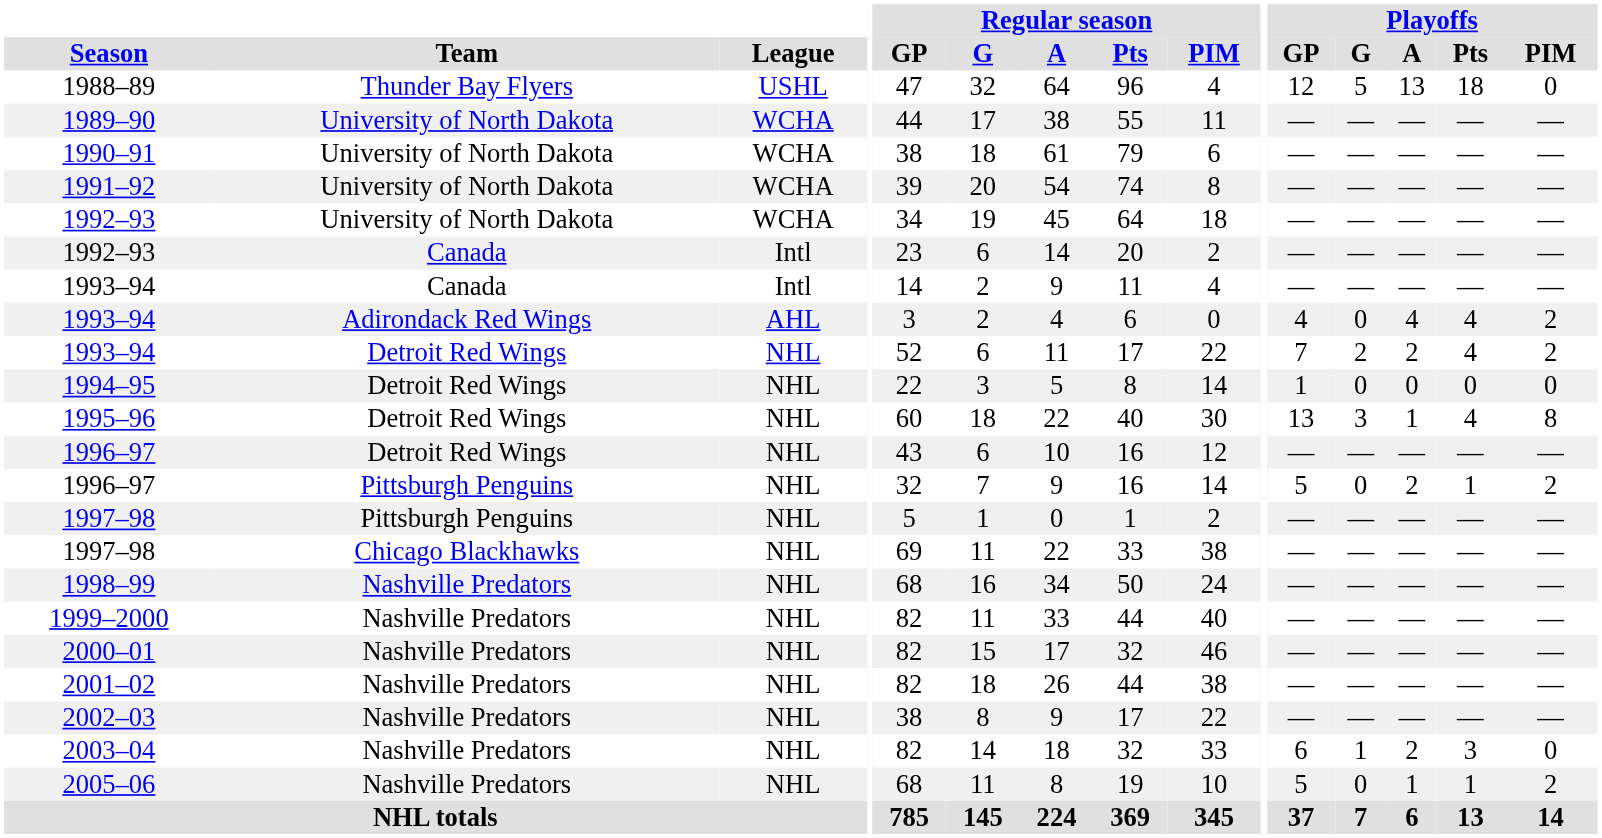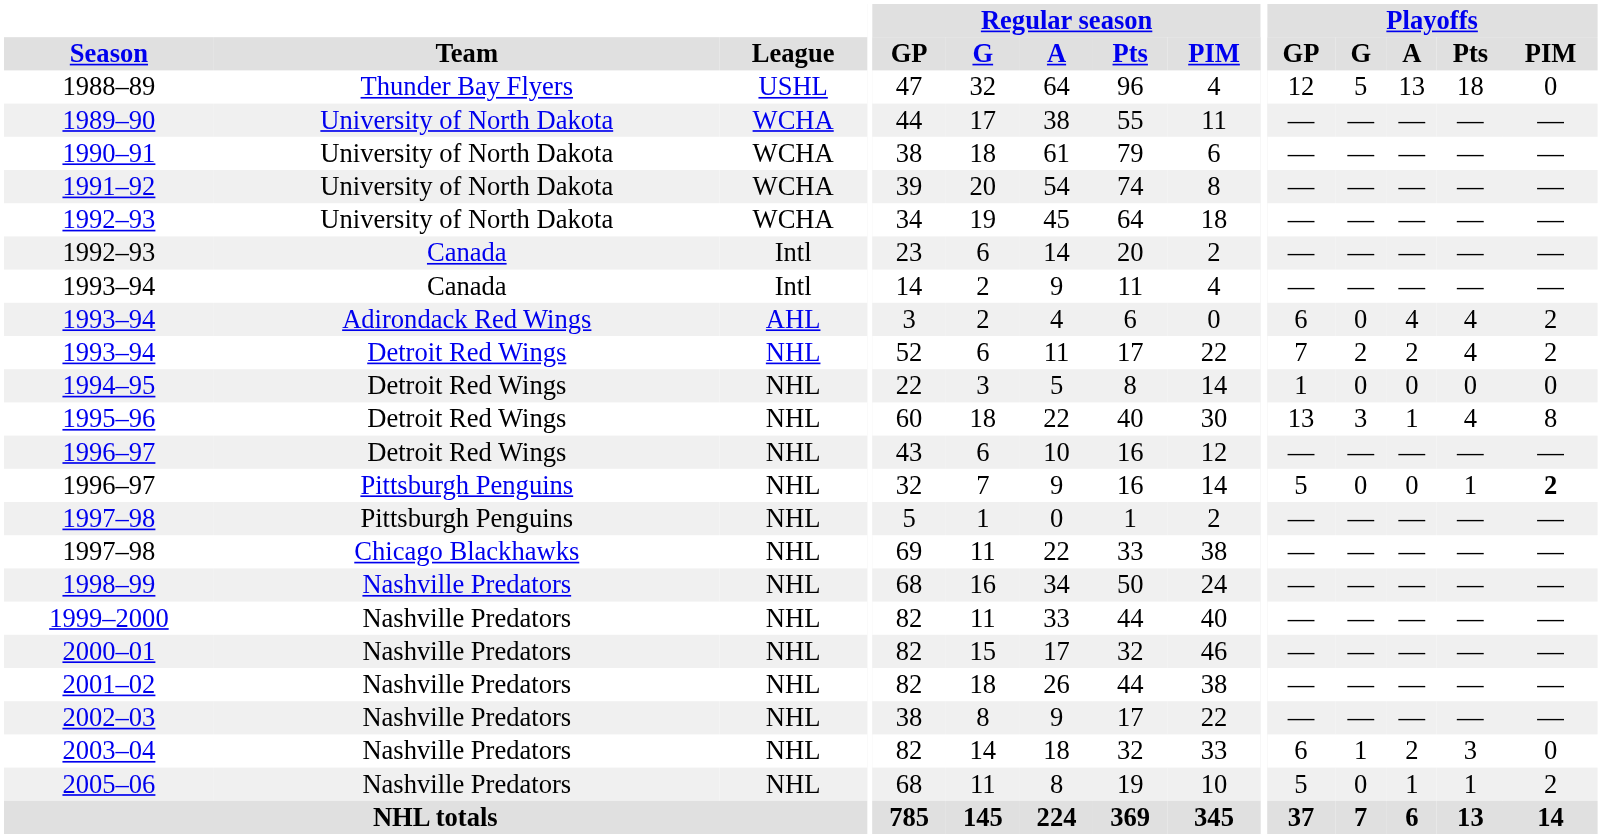(1301, 319) 4 -> (1301, 319) 6
(1412, 485) 2 -> (1412, 485) 0
(1551, 485) normal -> (1551, 485) bold
